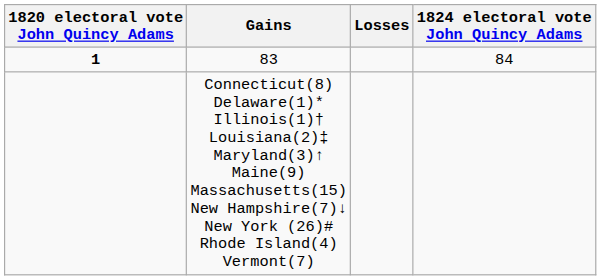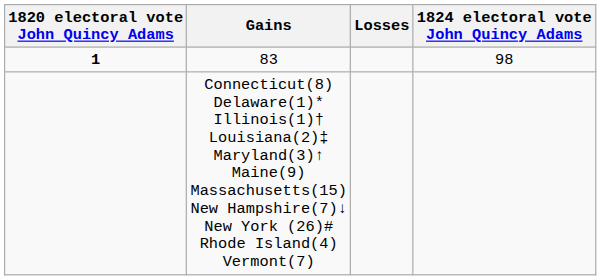(504, 60) 84 -> (504, 60) 98
